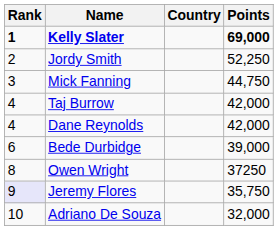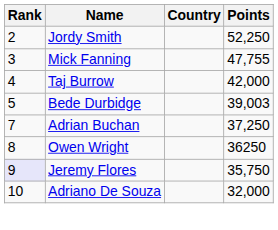- row: (86, 37)
(249, 81) 44,750 -> (249, 59) 47,755
- row: (96, 125)
(12, 147) 6 -> (12, 103) 5
(249, 147) 39,000 -> (249, 103) 39,003
+ row: (94, 125)
(247, 170) 37250 -> (247, 147) 36250
